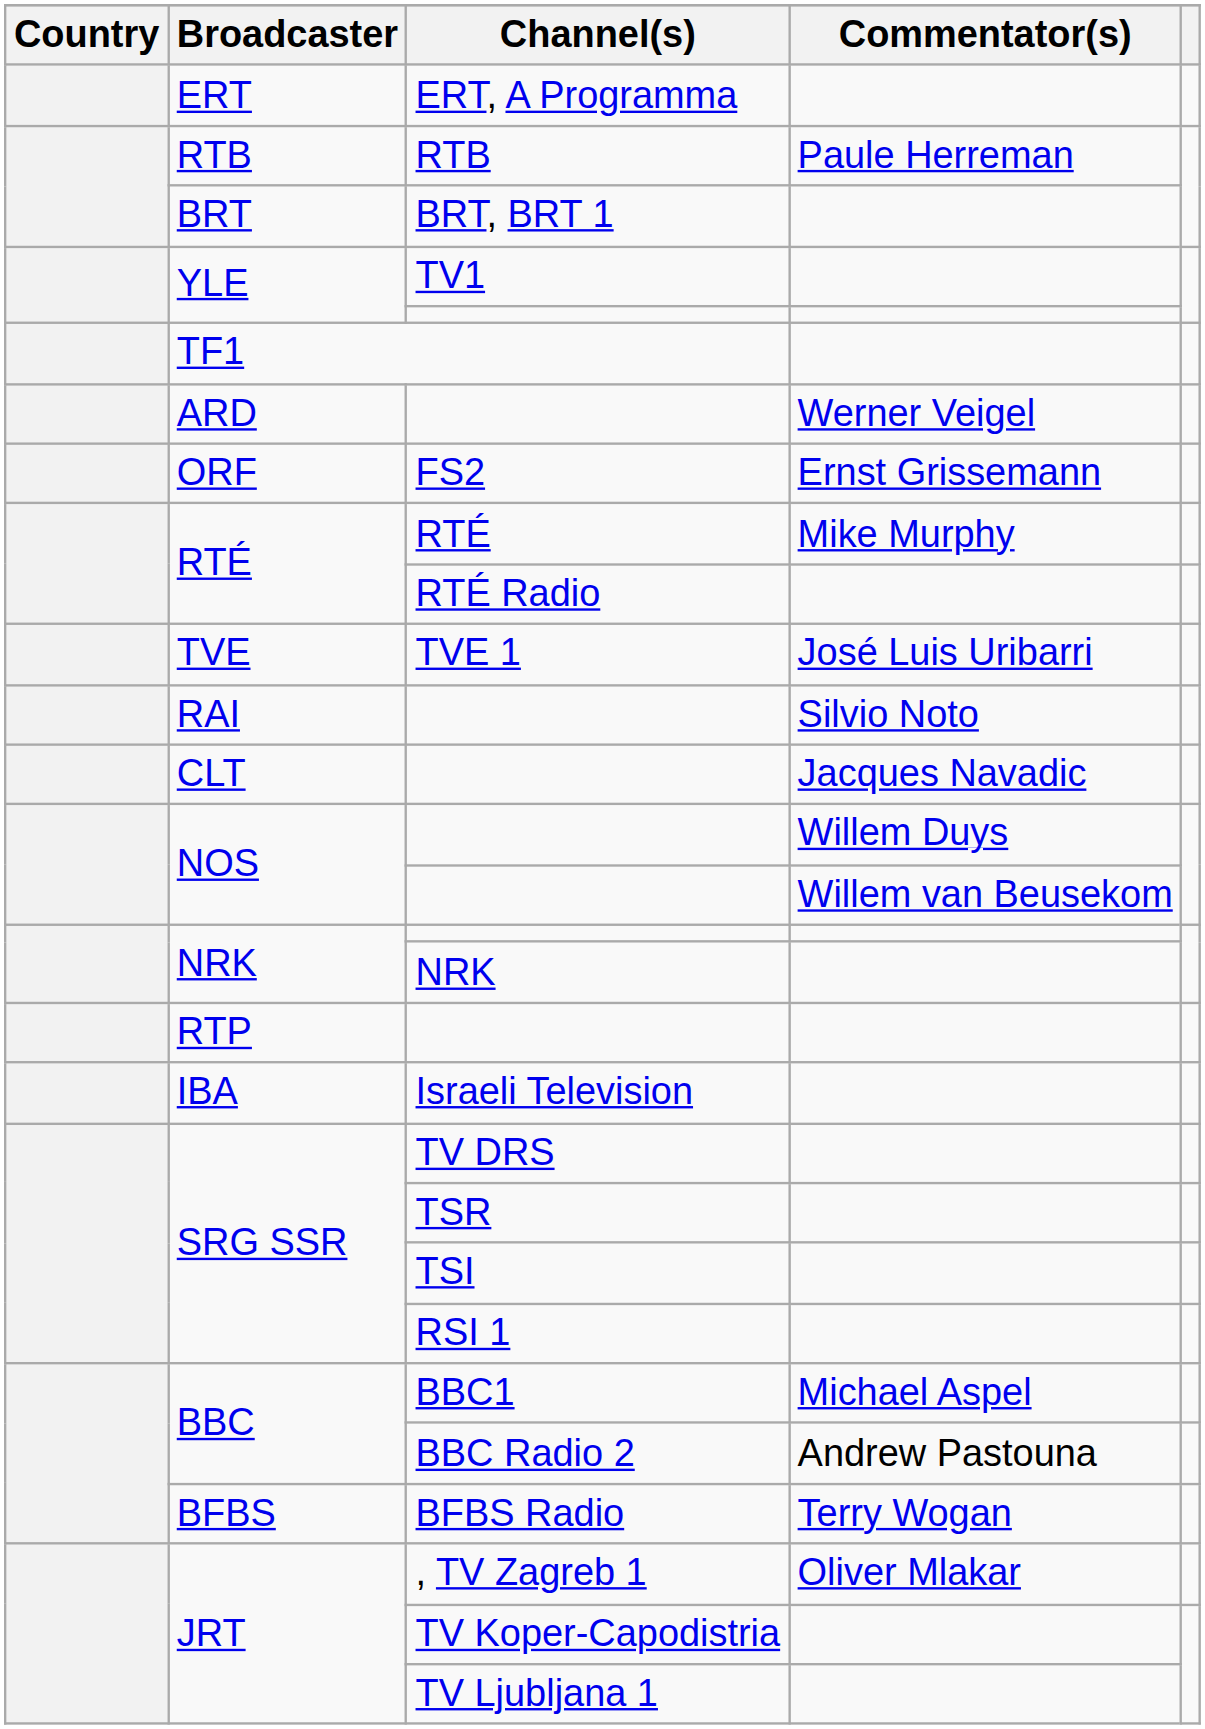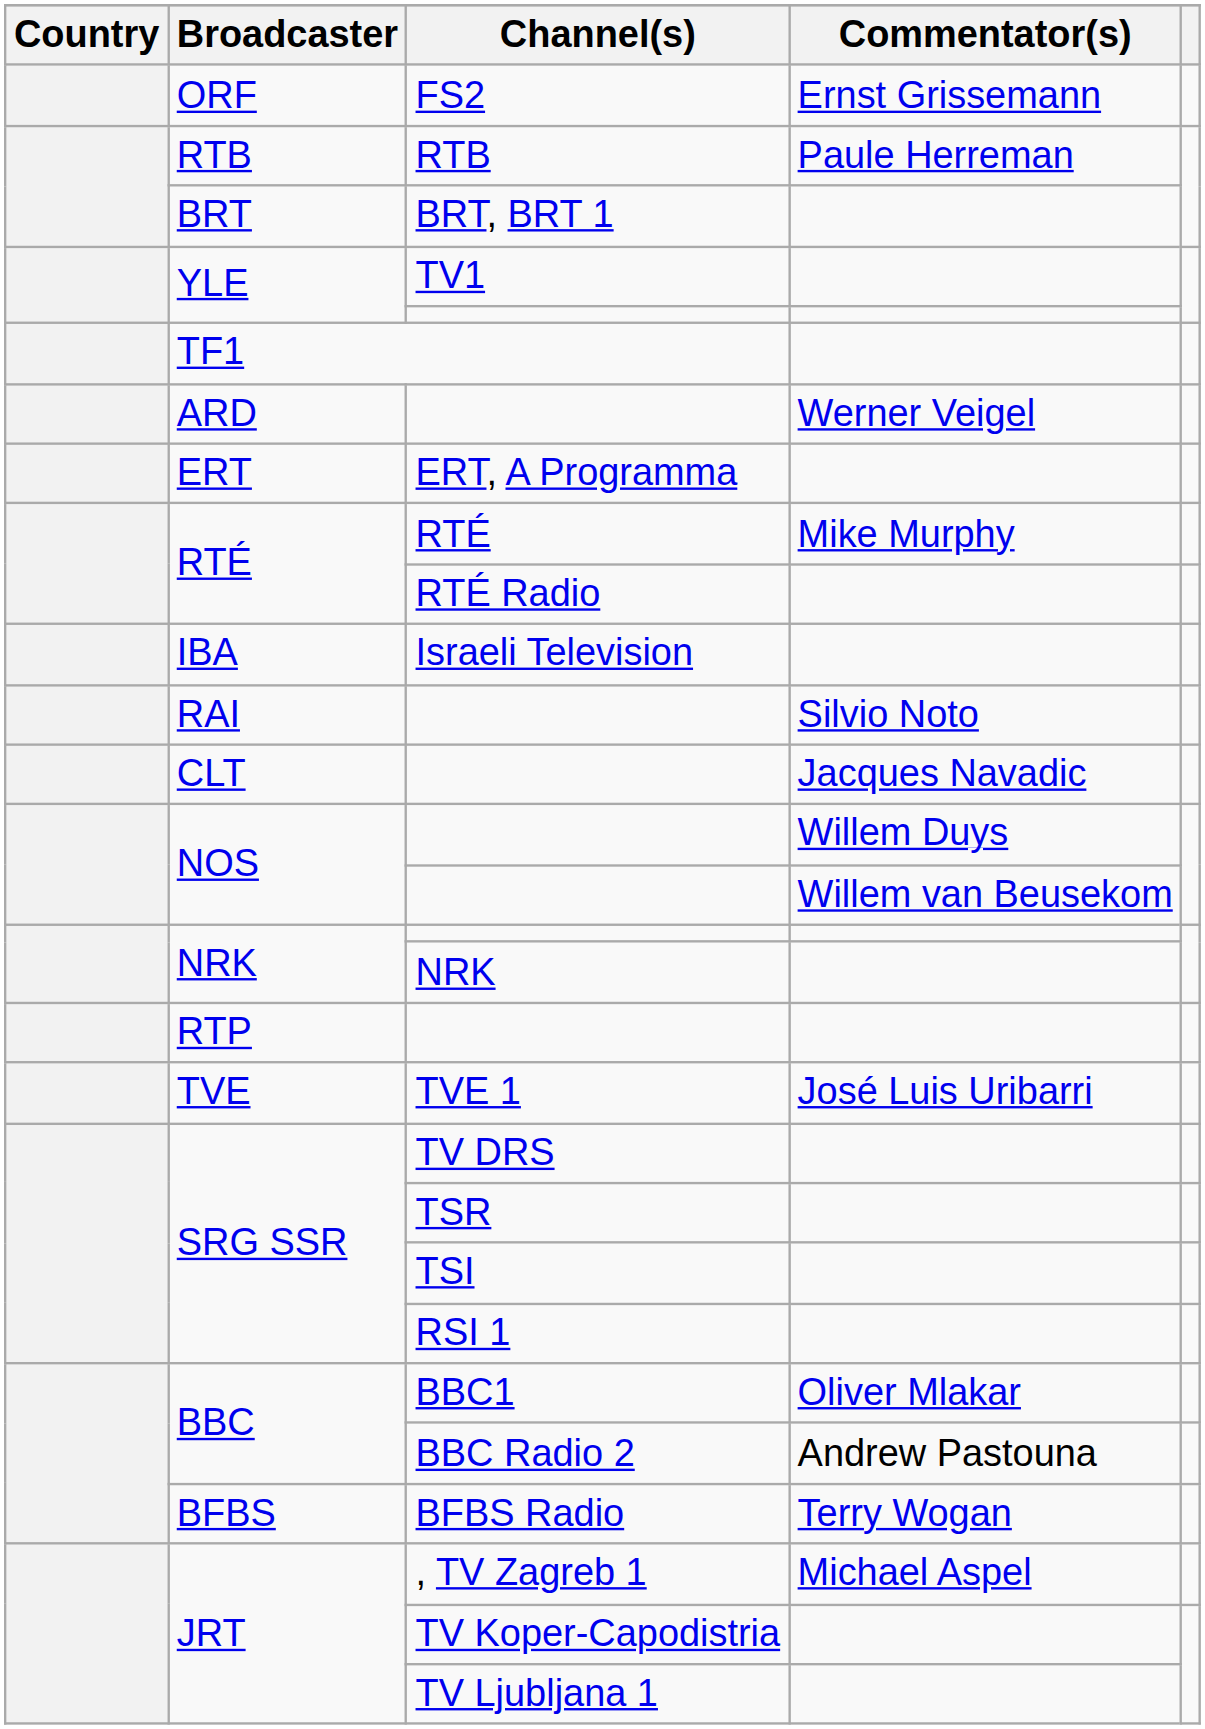rows swapped: (217, 473) <-> (214, 94)
rows swapped: (207, 1091) <-> (214, 653)
(915, 1392) Michael Aspel -> (909, 1392) Oliver Mlakar
(909, 1572) Oliver Mlakar -> (915, 1572) Michael Aspel
